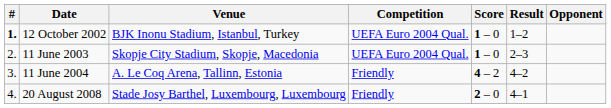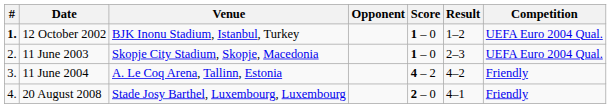columns swapped: (576, 14) <-> (410, 14)
